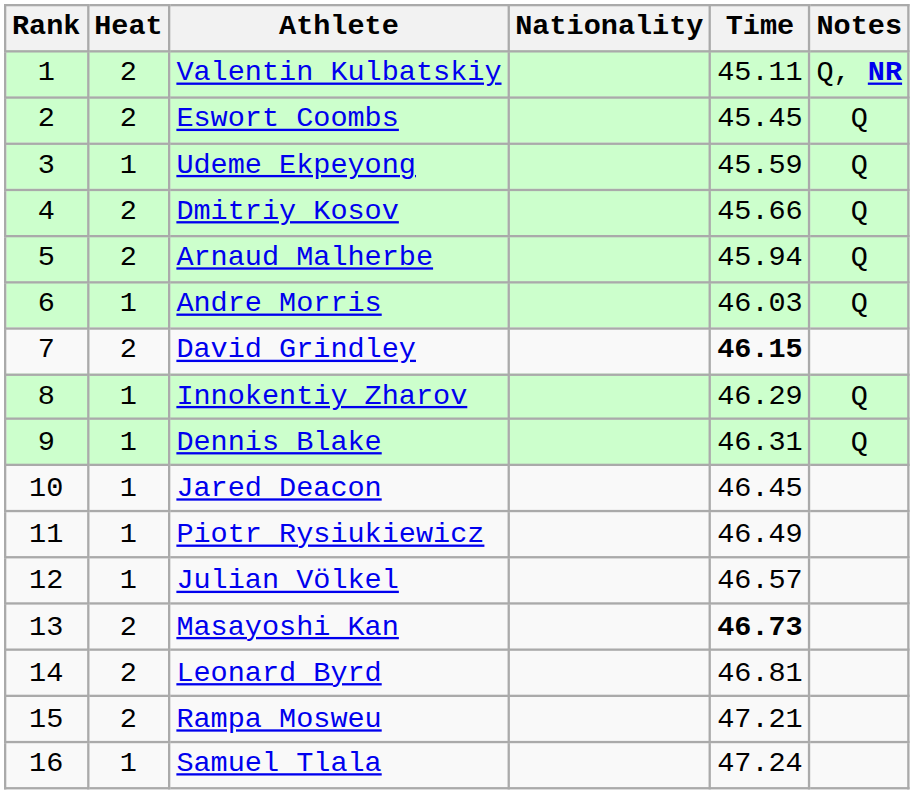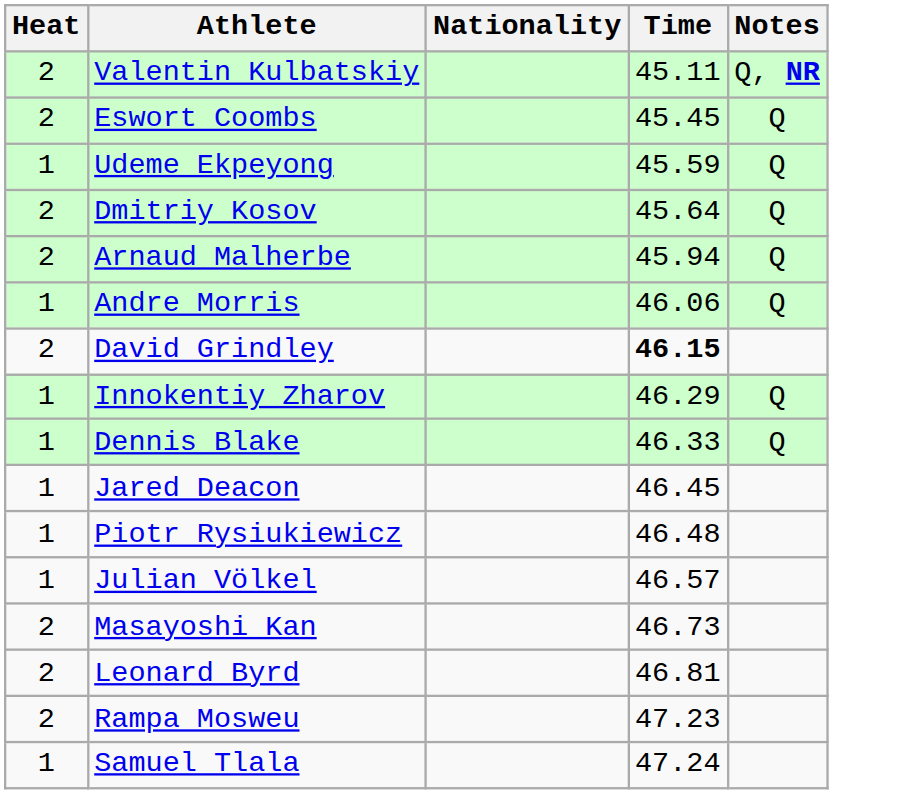- column: (46, 29)
(760, 213) 45.66 -> (678, 213) 45.64
(760, 305) 46.03 -> (678, 305) 46.06
(760, 443) 46.31 -> (678, 443) 46.33
(760, 535) 46.49 -> (678, 535) 46.48
(760, 627) bold -> (678, 627) normal
(760, 719) 47.21 -> (678, 719) 47.23
